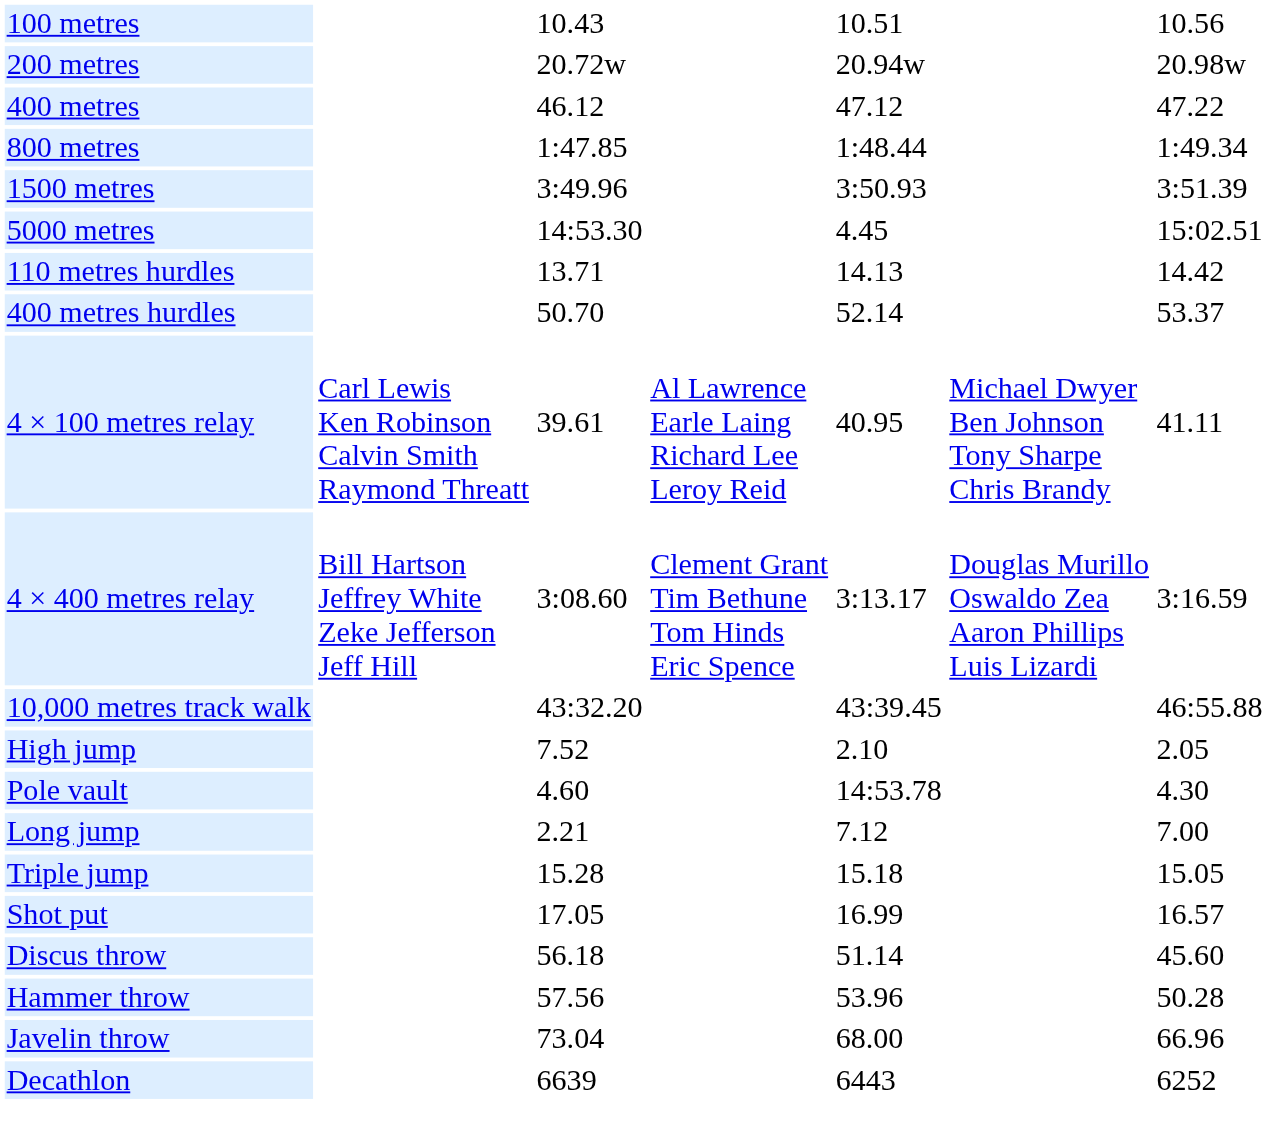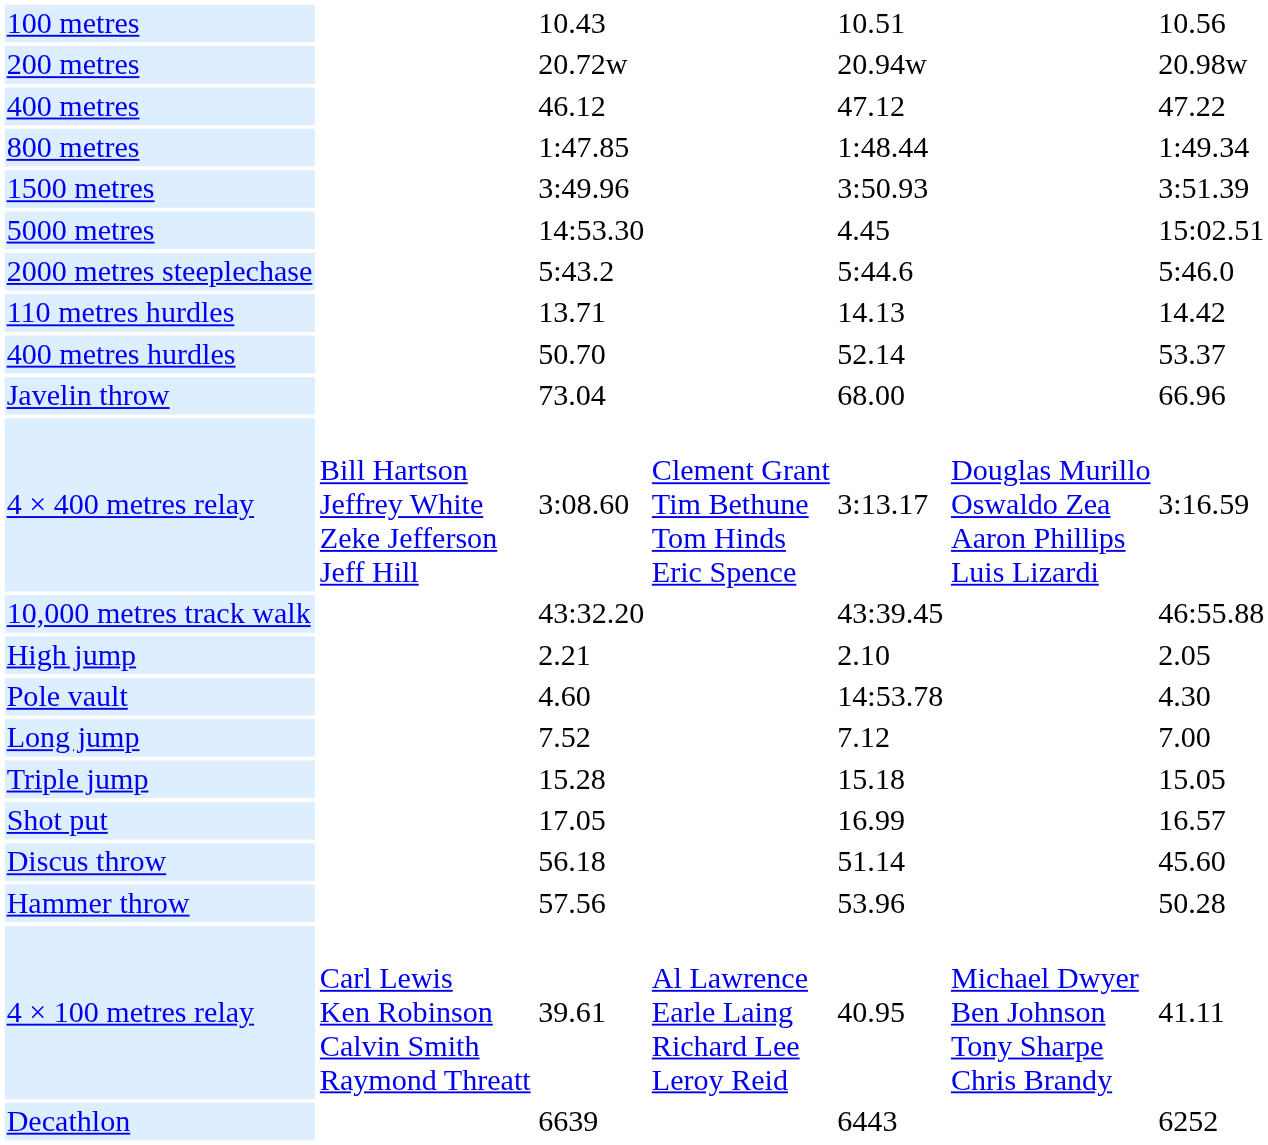+ row: (159, 271)
rows swapped: (130, 421) <-> (88, 1038)
(563, 748) 7.52 -> (565, 654) 2.21
(563, 831) 2.21 -> (565, 737) 7.52
